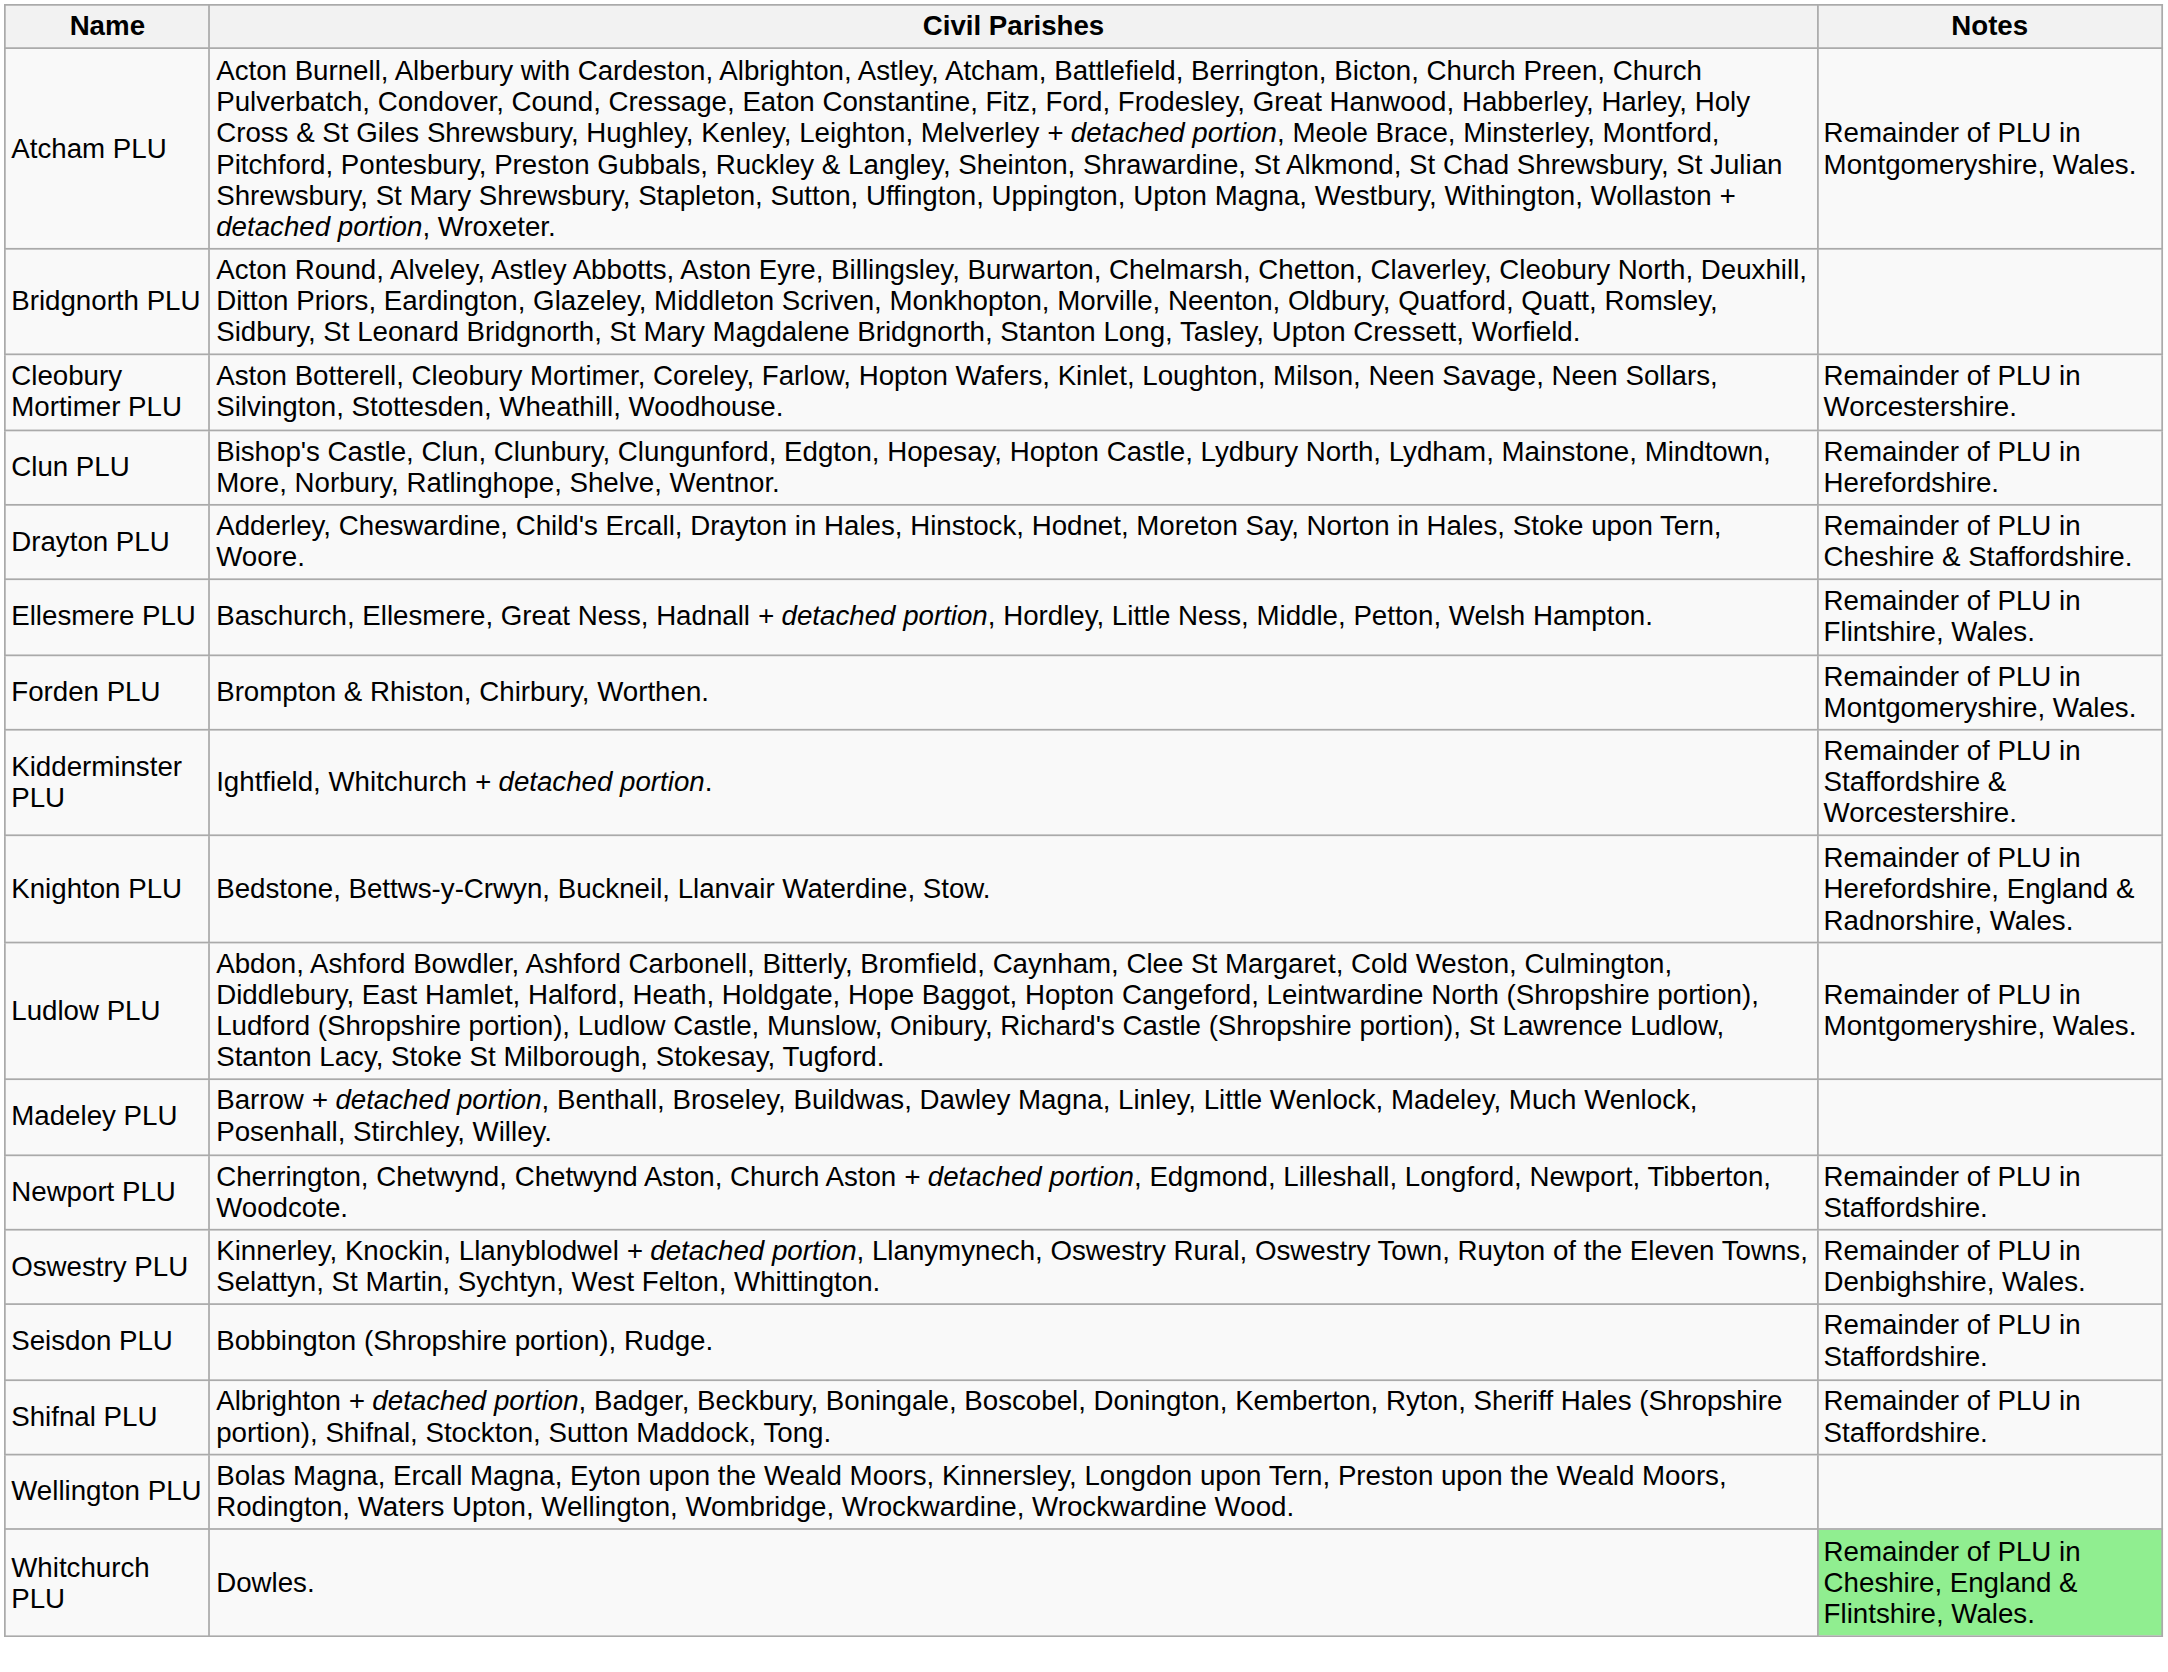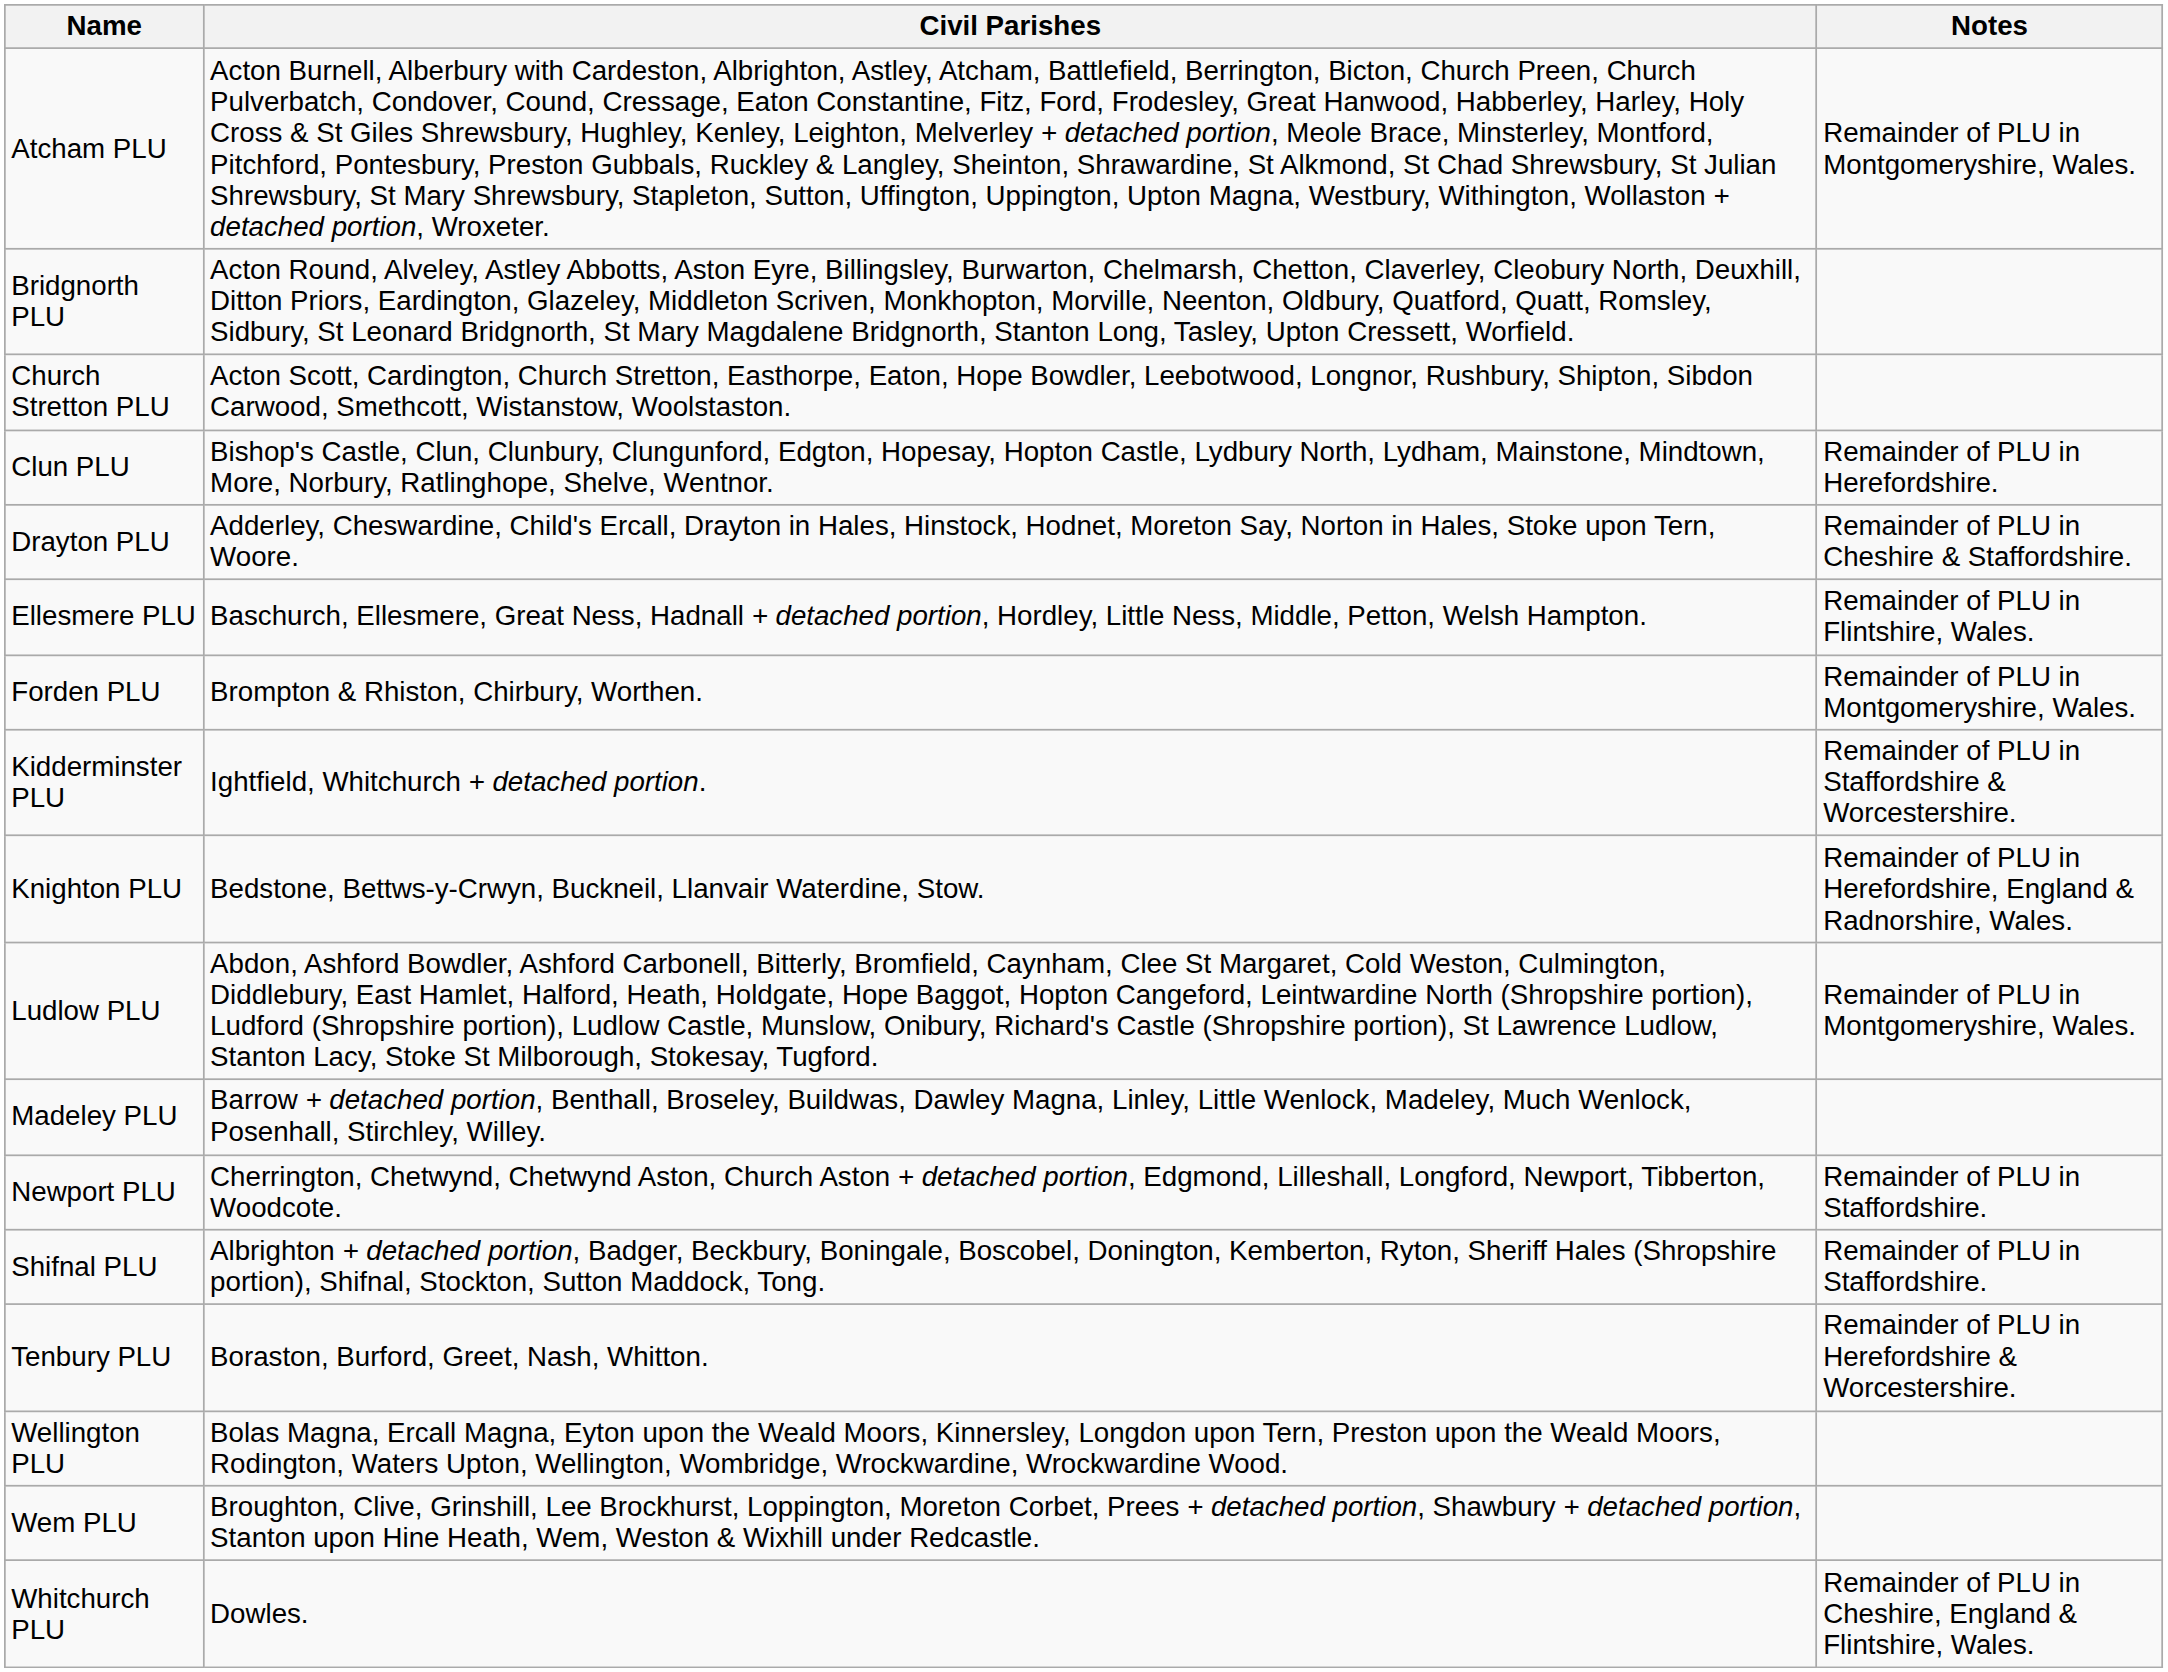+ row: (90, 391)
- row: (97, 391)
- row: (100, 1266)
- row: (92, 1341)
+ row: (91, 1357)
+ row: (74, 1522)
(1952, 1582) lightgreen background -> (1952, 1613) no background
